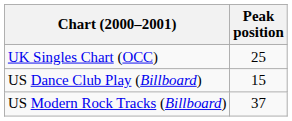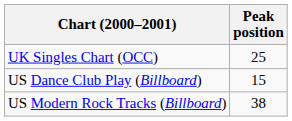(259, 103) 37 -> (259, 103) 38
